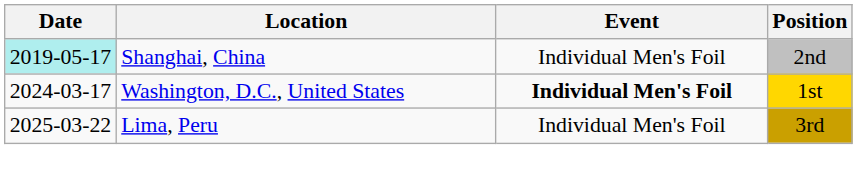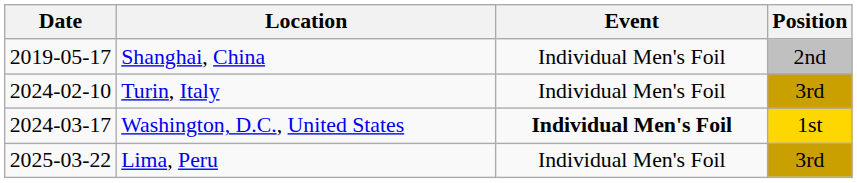(60, 56) paleturquoise background -> (60, 56) no background
+ row: (170, 90)
